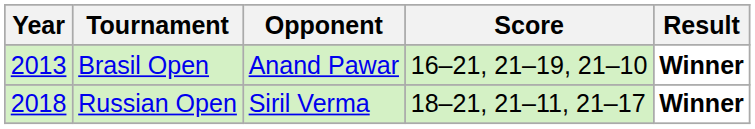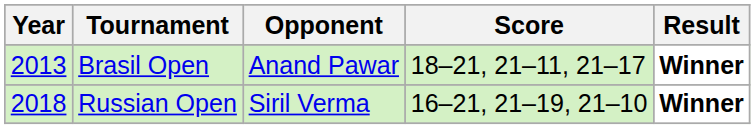(529, 65) 16–21, 21–19, 21–10 -> (528, 65) 18–21, 21–11, 21–17
(528, 104) 18–21, 21–11, 21–17 -> (529, 104) 16–21, 21–19, 21–10
